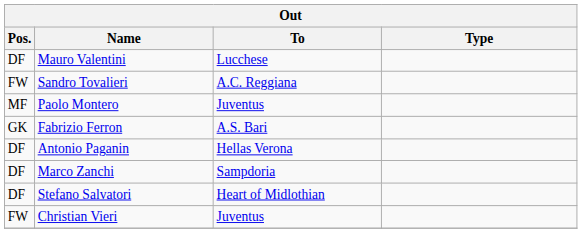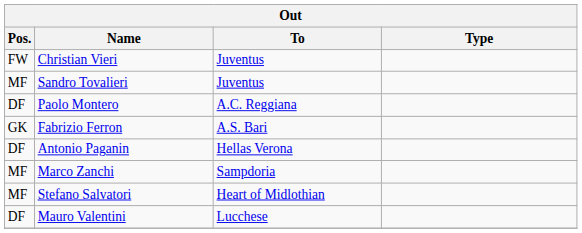rows swapped: (78, 216) <-> (82, 60)
(18, 83) FW -> (17, 83) MF
(257, 83) A.C. Reggiana -> (240, 83) Juventus
(17, 105) MF -> (16, 105) DF
(240, 105) Juventus -> (257, 105) A.C. Reggiana
(16, 172) DF -> (17, 172) MF
(16, 194) DF -> (17, 194) MF
